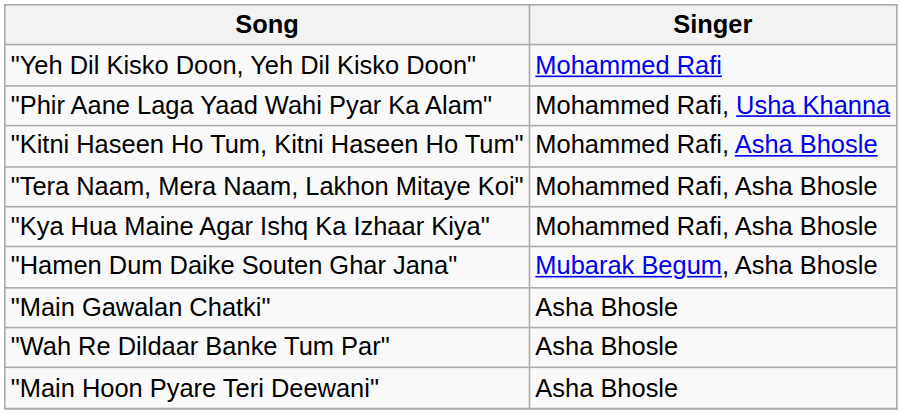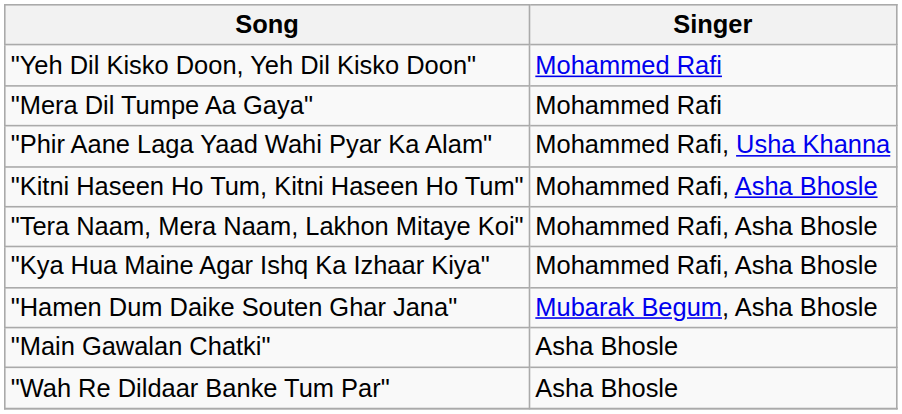+ row: (162, 105)
- row: (195, 387)
